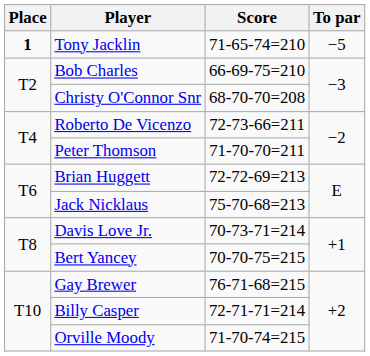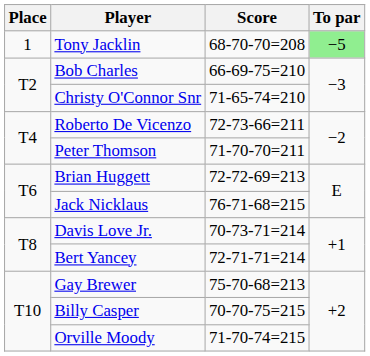(28, 44) bold -> (28, 44) normal
(257, 44) 71-65-74=210 -> (257, 44) 68-70-70=208
(337, 44) no background -> (337, 44) lightgreen background
(257, 97) 68-70-70=208 -> (257, 97) 71-65-74=210
(257, 204) 75-70-68=213 -> (257, 204) 76-71-68=215
(257, 257) 70-70-75=215 -> (257, 257) 72-71-71=214
(257, 284) 76-71-68=215 -> (257, 284) 75-70-68=213
(257, 310) 72-71-71=214 -> (257, 310) 70-70-75=215
